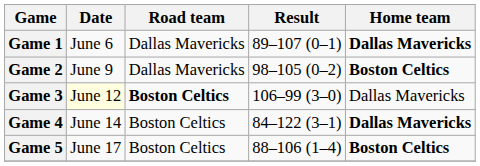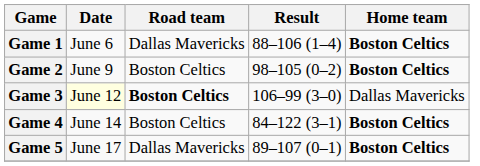(297, 43) 89–107 (0–1) -> (297, 43) 88–106 (1–4)
(410, 43) Dallas Mavericks -> (399, 43) Boston Celtics
(187, 69) Dallas Mavericks -> (177, 69) Boston Celtics
(410, 122) Dallas Mavericks -> (399, 122) Boston Celtics
(177, 148) Boston Celtics -> (187, 148) Dallas Mavericks
(297, 148) 88–106 (1–4) -> (297, 148) 89–107 (0–1)
